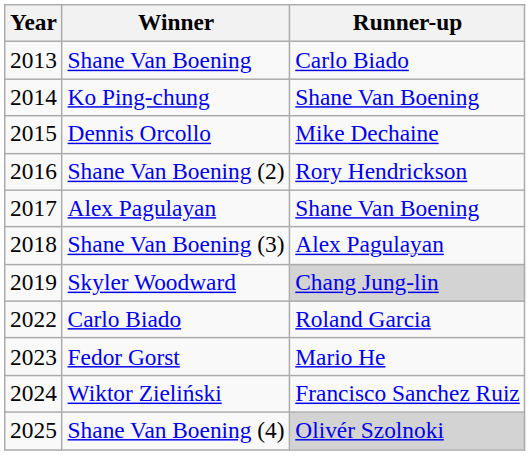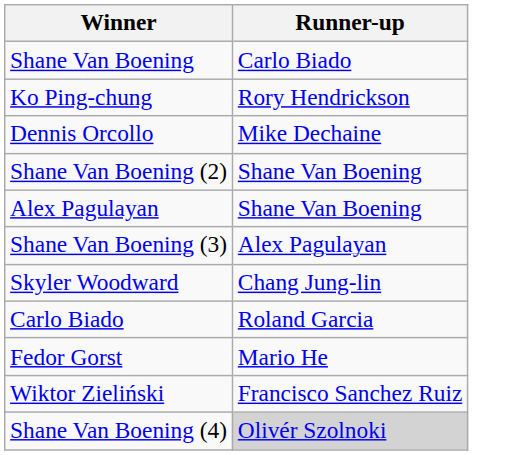- column: (33, 23)
(387, 97) Shane Van Boening -> (324, 97) Rory Hendrickson
(381, 171) Rory Hendrickson -> (330, 171) Shane Van Boening
(367, 282) lightgrey background -> (310, 282) no background
